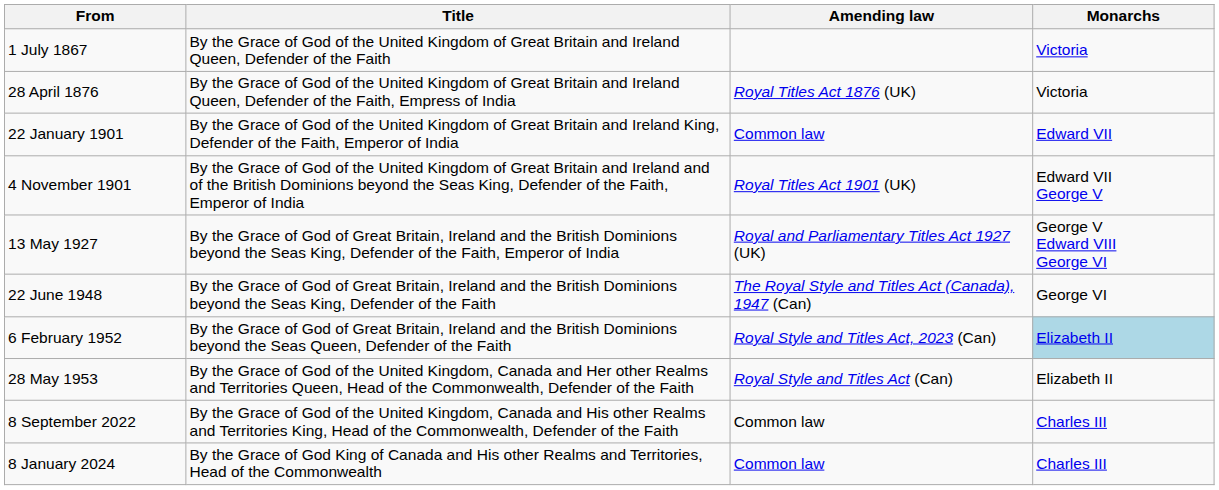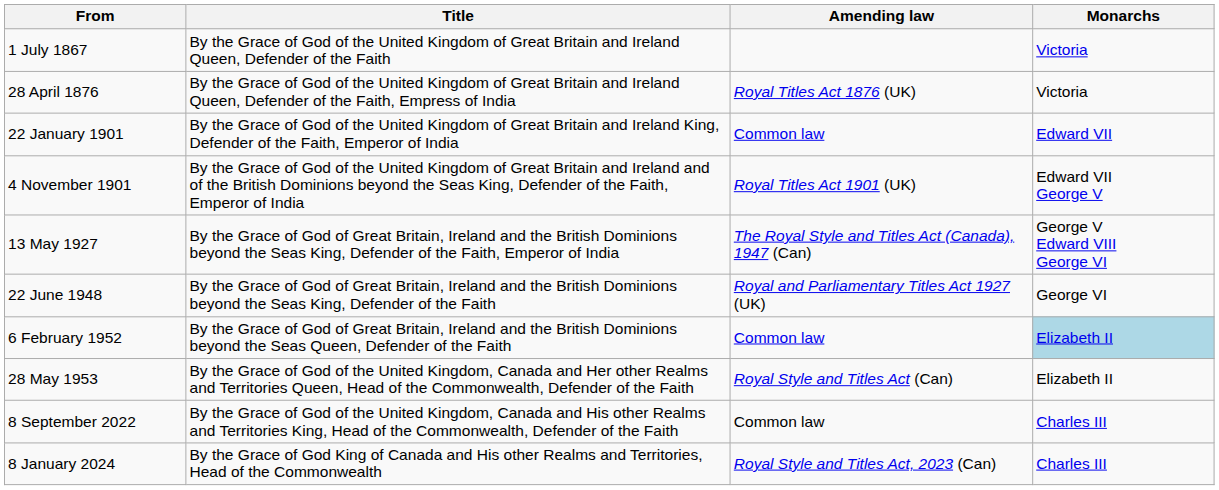(872, 244) Royal and Parliamentary Titles Act 1927 (UK) -> (874, 244) The Royal Style and Titles Act (Canada), 1947 (Can)
(874, 295) The Royal Style and Titles Act (Canada), 1947 (Can) -> (872, 295) Royal and Parliamentary Titles Act 1927 (UK)
(865, 337) Royal Style and Titles Act, 2023 (Can) -> (779, 337) Common law
(779, 463) Common law -> (865, 463) Royal Style and Titles Act, 2023 (Can)
